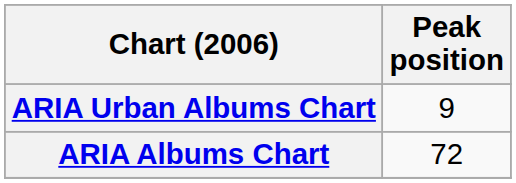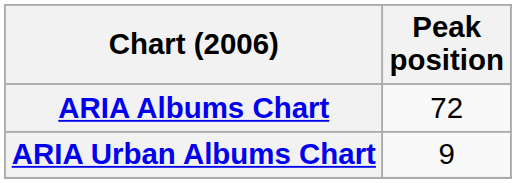rows swapped: (194, 154) <-> (194, 107)
